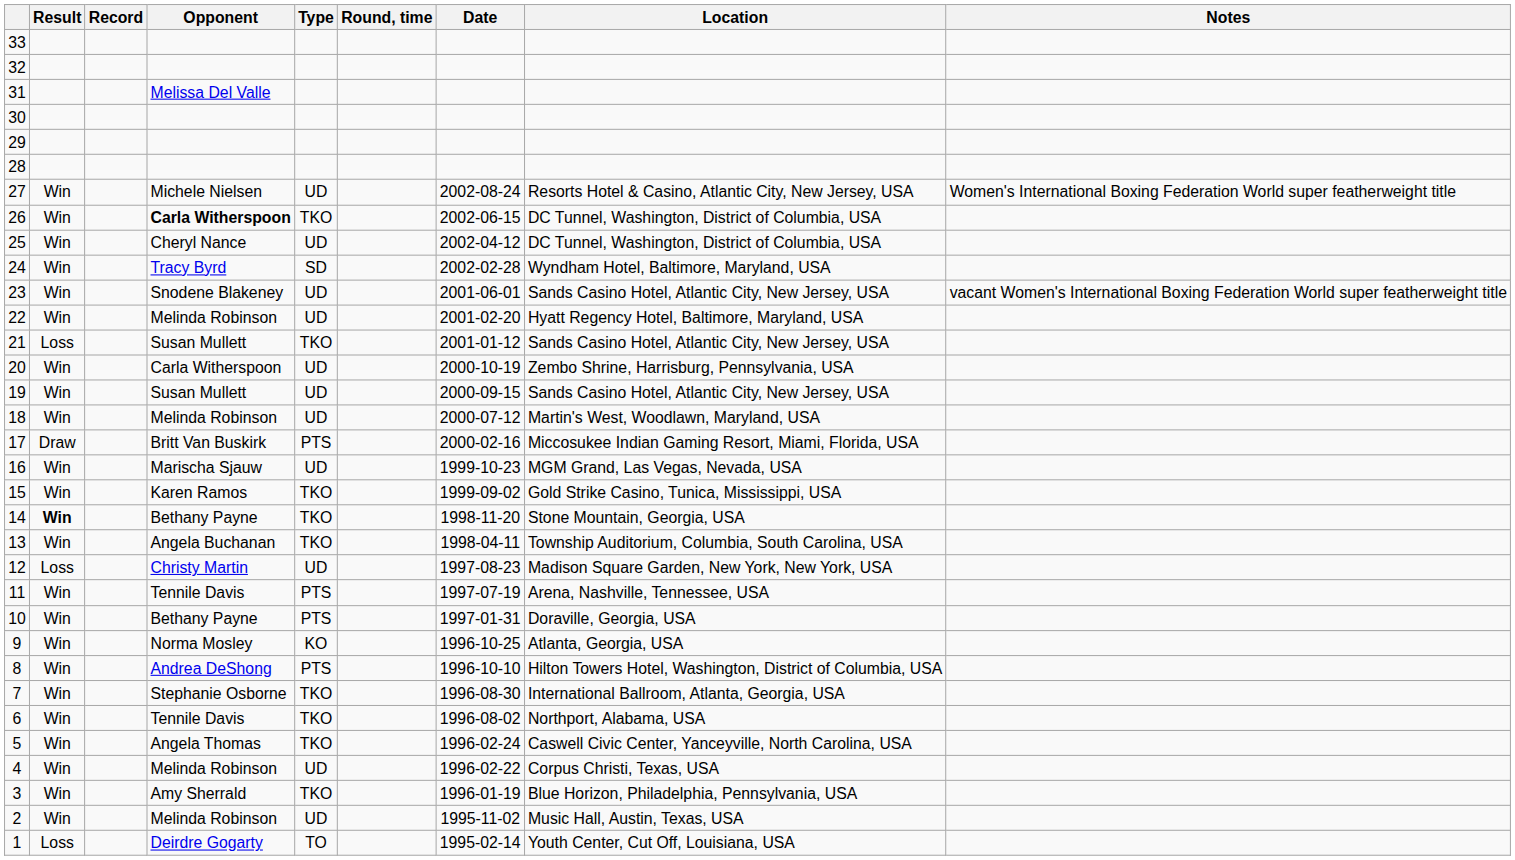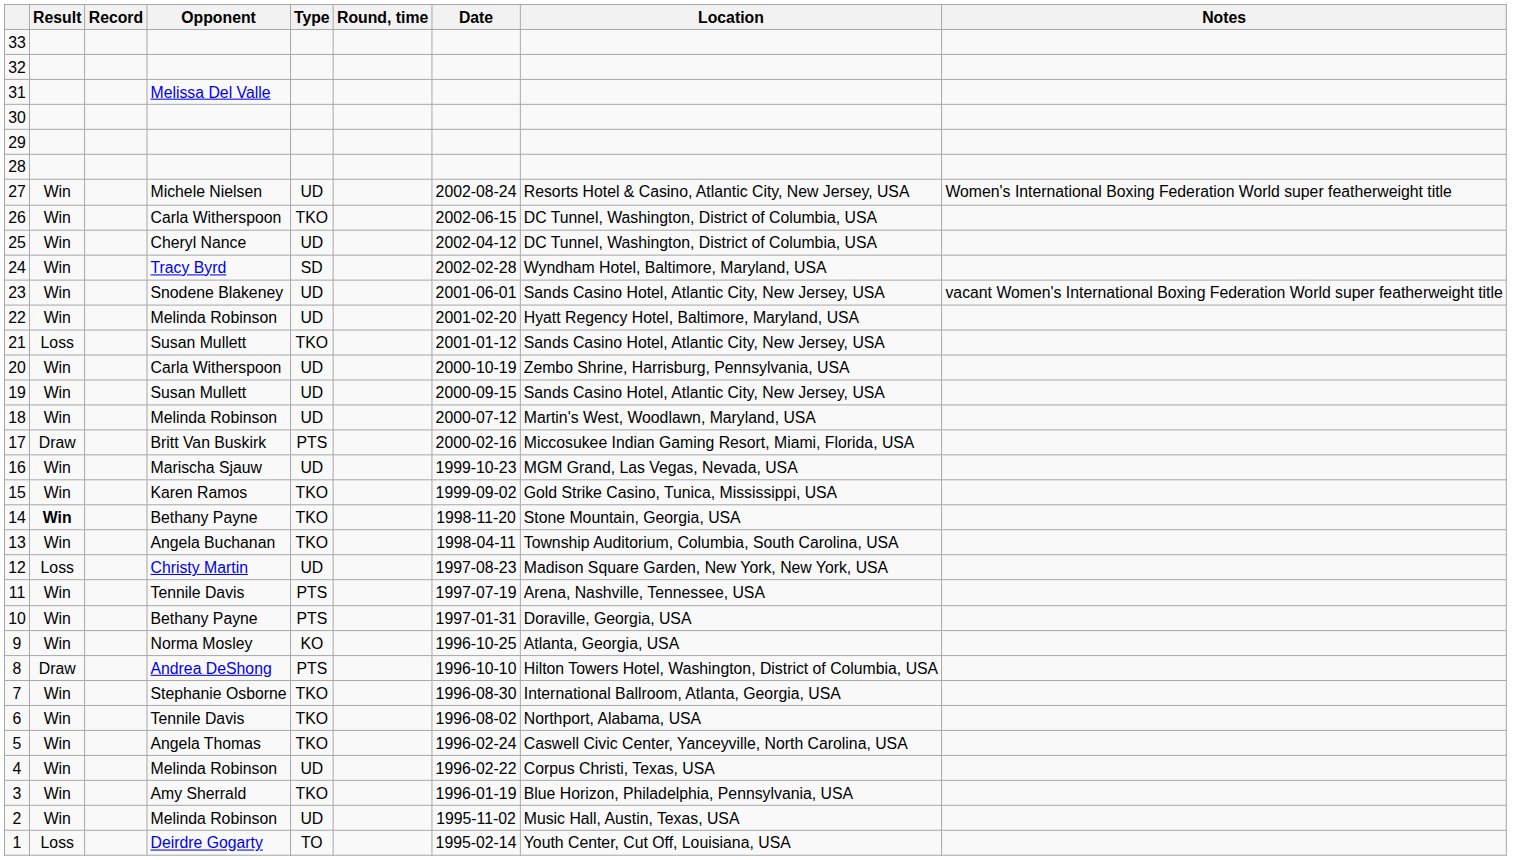(221, 217) bold -> (216, 217) normal
(57, 668) Win -> (57, 668) Draw
